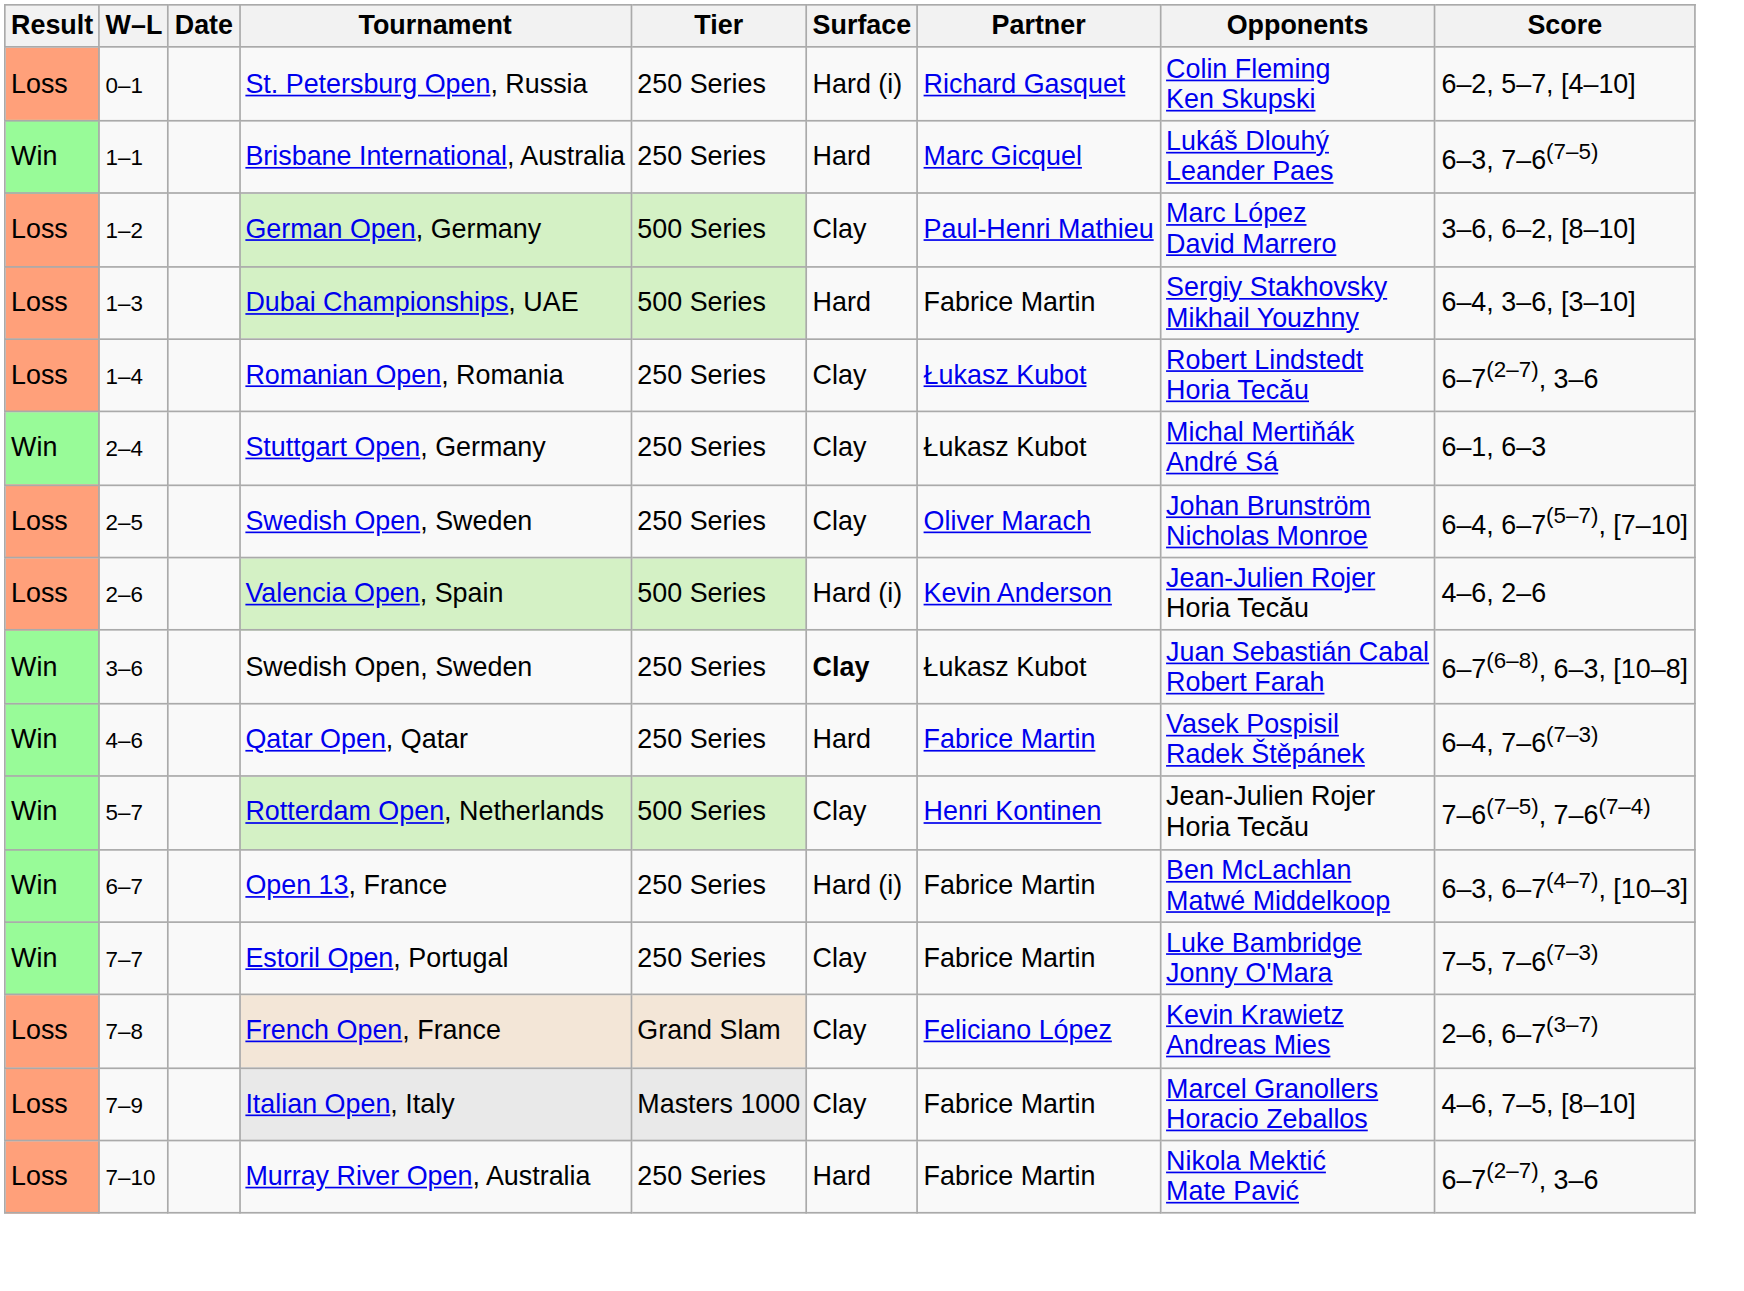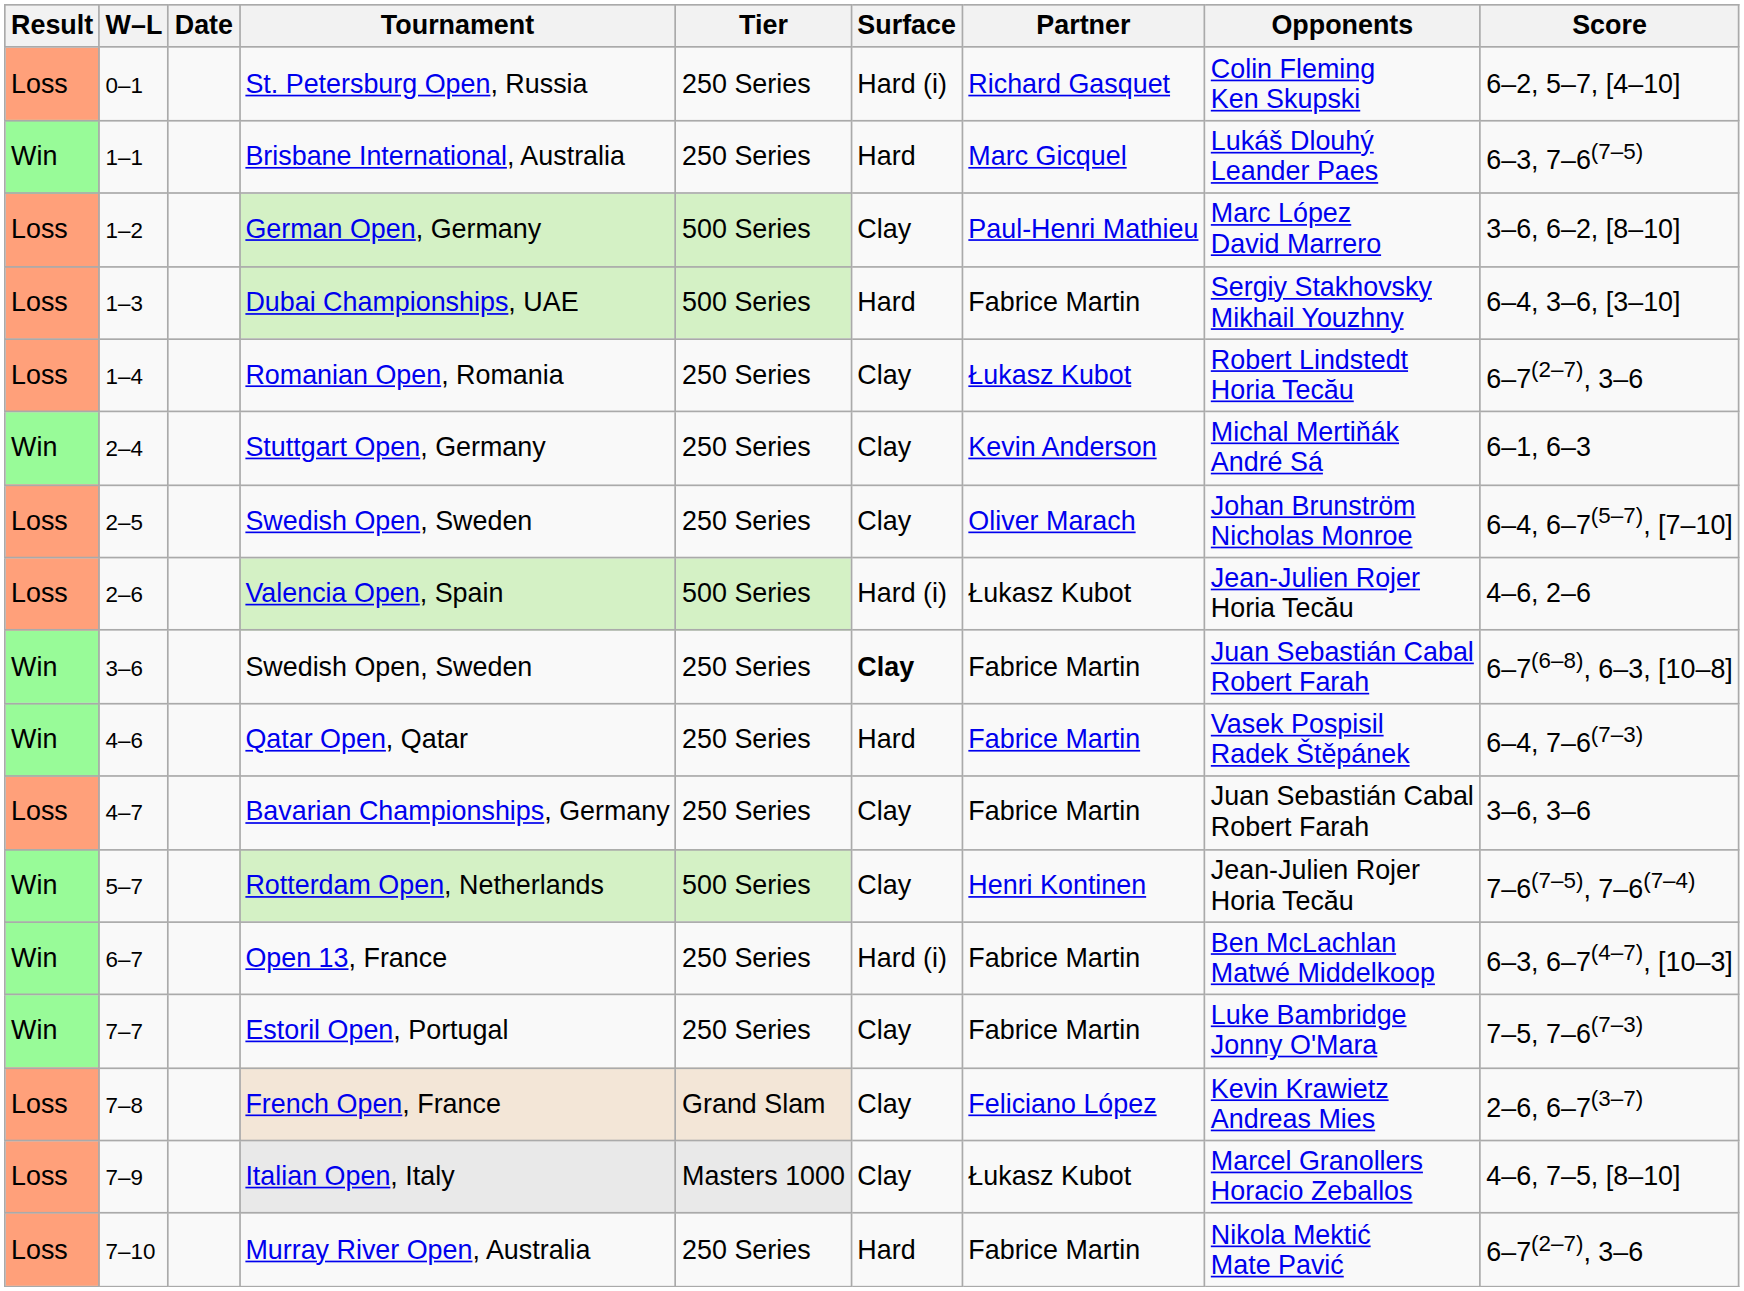(1005, 447) Łukasz Kubot -> (1062, 447) Kevin Anderson
(1018, 593) Kevin Anderson -> (1050, 593) Łukasz Kubot
(1005, 666) Łukasz Kubot -> (1054, 666) Fabrice Martin
+ row: (124, 813)
(1009, 1103) Fabrice Martin -> (1050, 1176) Łukasz Kubot
